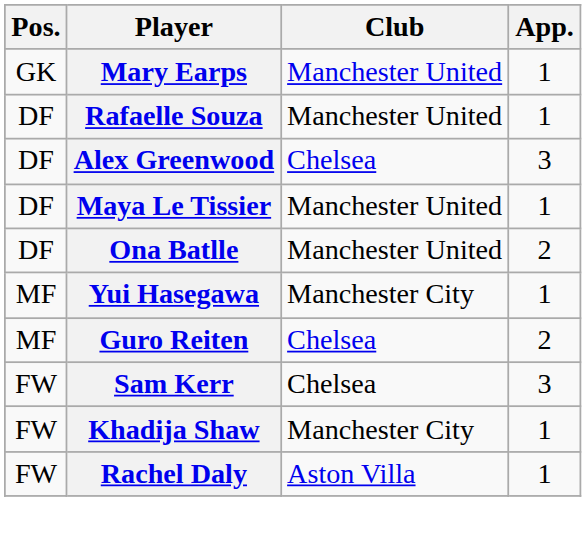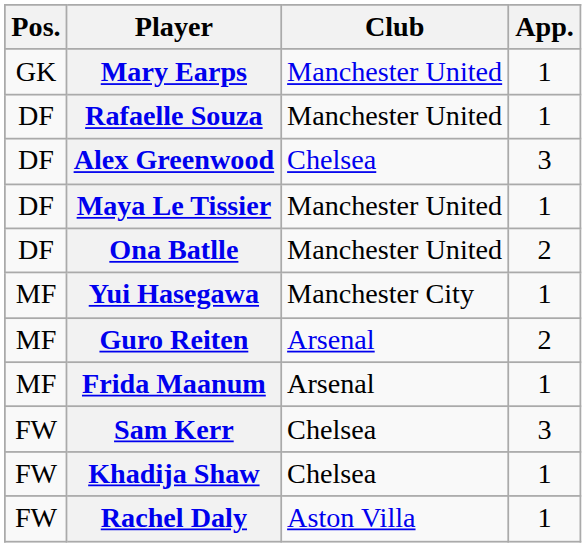(332, 339) Chelsea -> (331, 339) Arsenal
+ row: (174, 384)
(381, 428) Manchester City -> (332, 473) Chelsea
